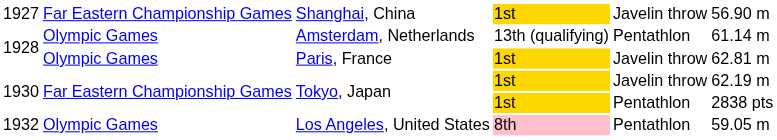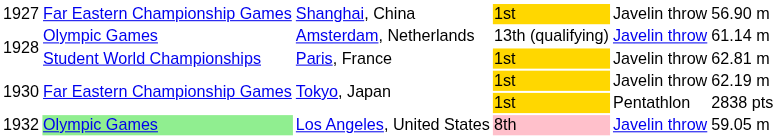(652, 36) Pentathlon -> (660, 36) Javelin throw
(100, 58) Olympic Games -> (152, 58) Student World Championships
(100, 125) no background -> (100, 125) lightgreen background
(652, 125) Pentathlon -> (660, 125) Javelin throw
